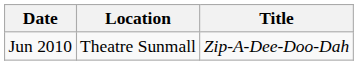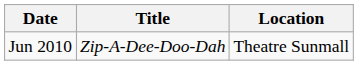columns swapped: (277, 18) <-> (138, 18)
